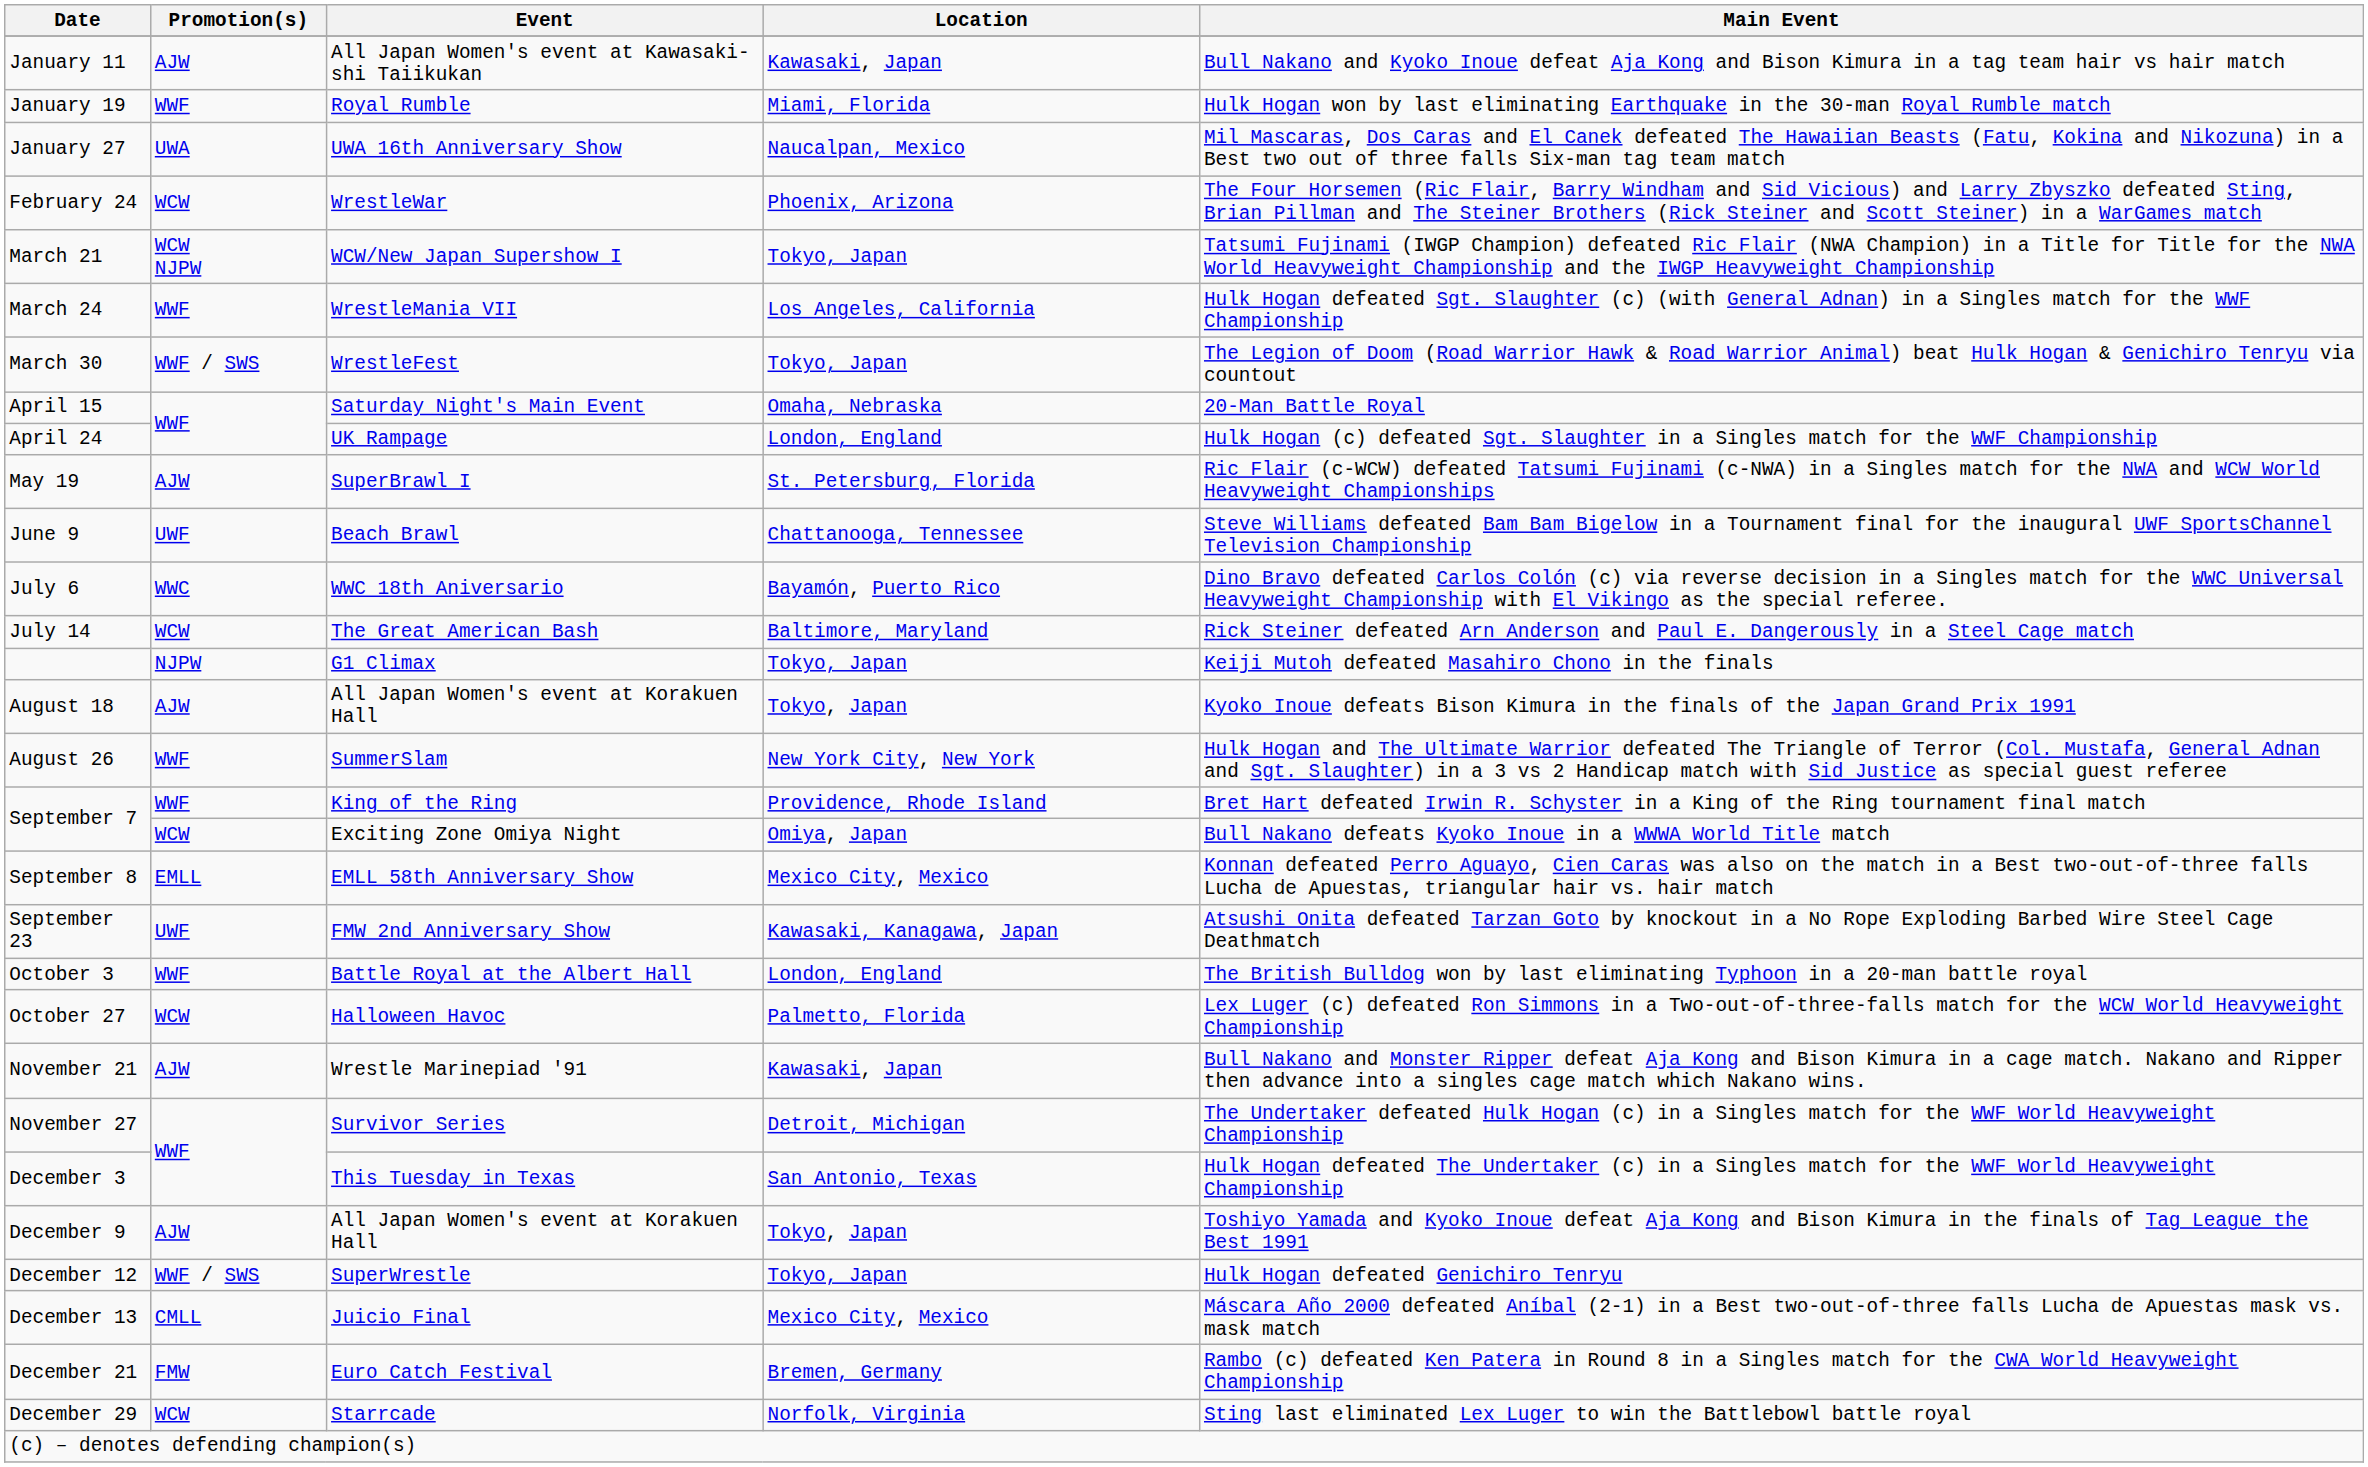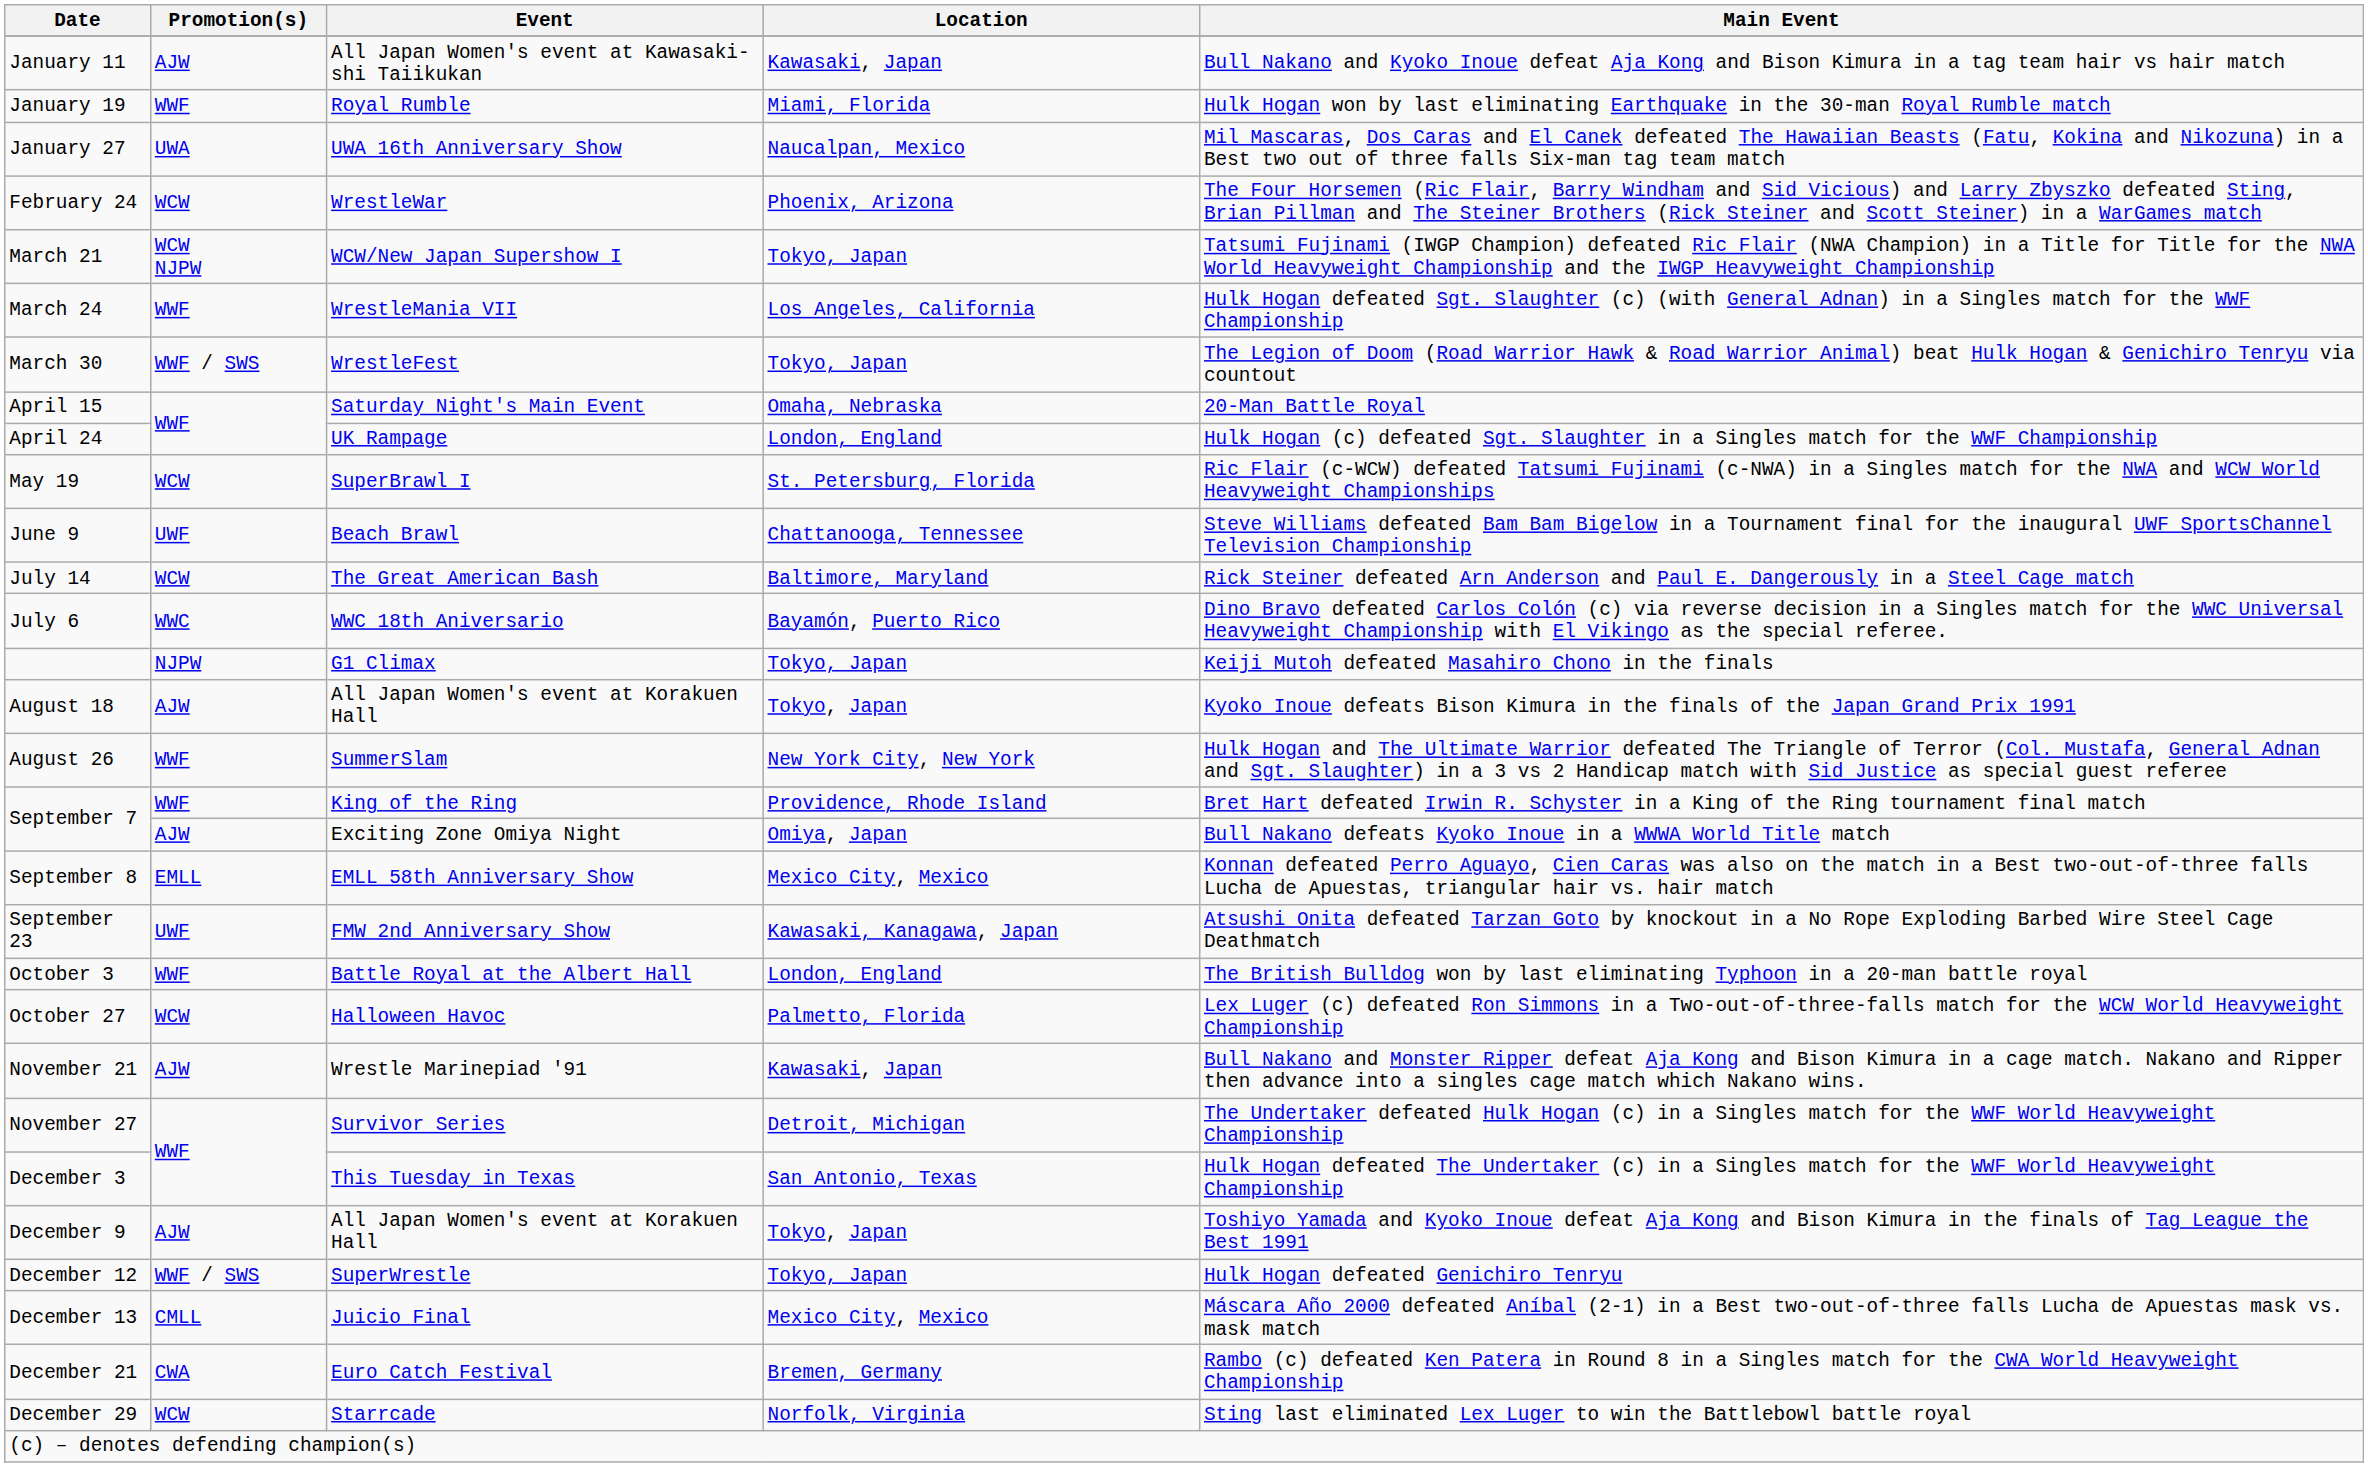(172, 481) AJW -> (172, 481) WCW
rows swapped: (44, 589) <-> (50, 632)
(172, 835) WCW -> (172, 835) AJW
(172, 1372) FMW -> (172, 1372) CWA
